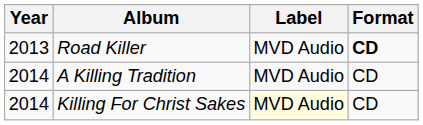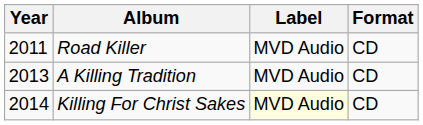(29, 47) 2013 -> (28, 47) 2011
(365, 47) bold -> (365, 47) normal
(29, 76) 2014 -> (29, 76) 2013
